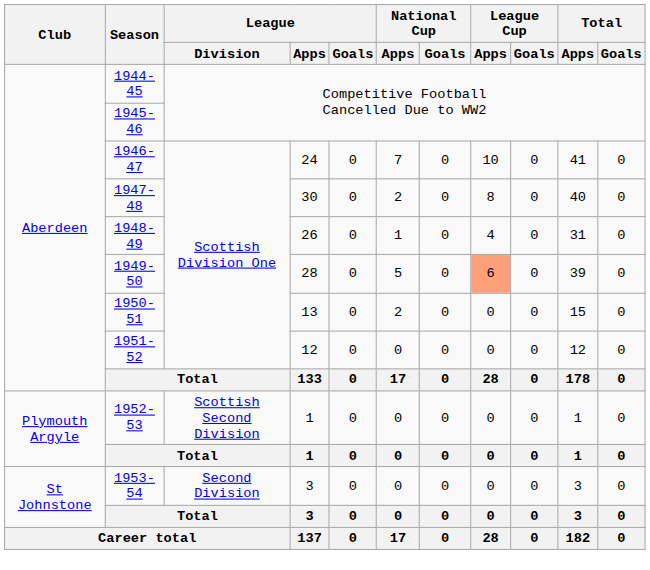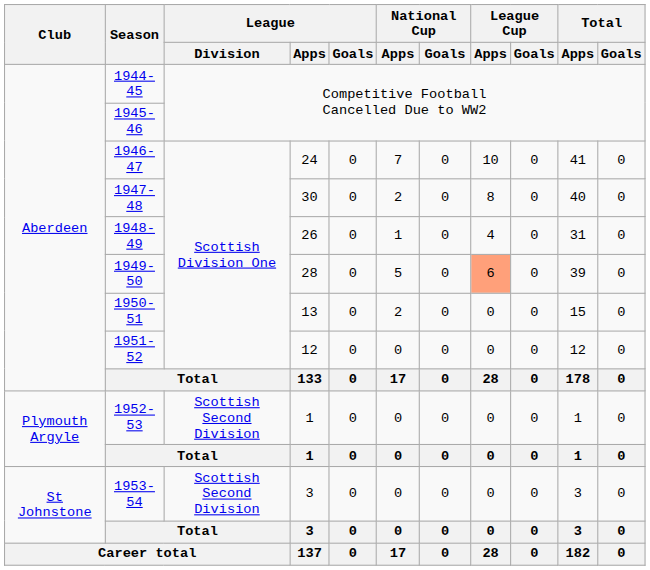(227, 486) Second Division -> (227, 494) Scottish Second Division
